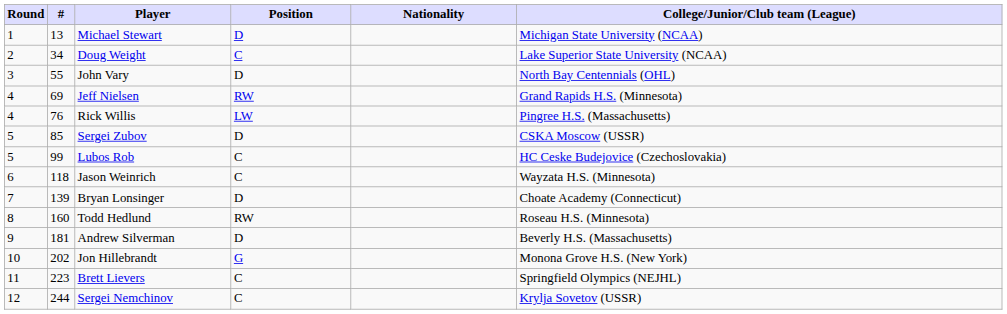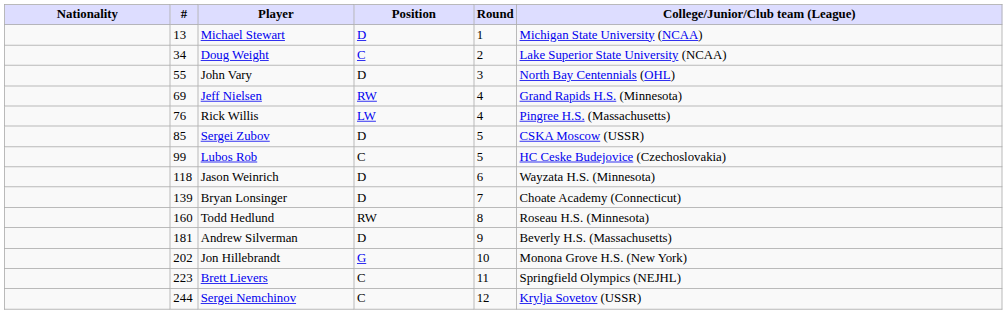columns swapped: (26, 14) <-> (434, 14)
(238, 177) C -> (362, 177) D
